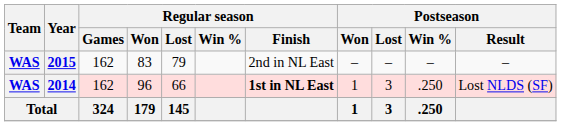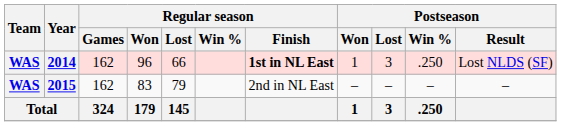rows swapped: (62, 86) <-> (62, 62)
